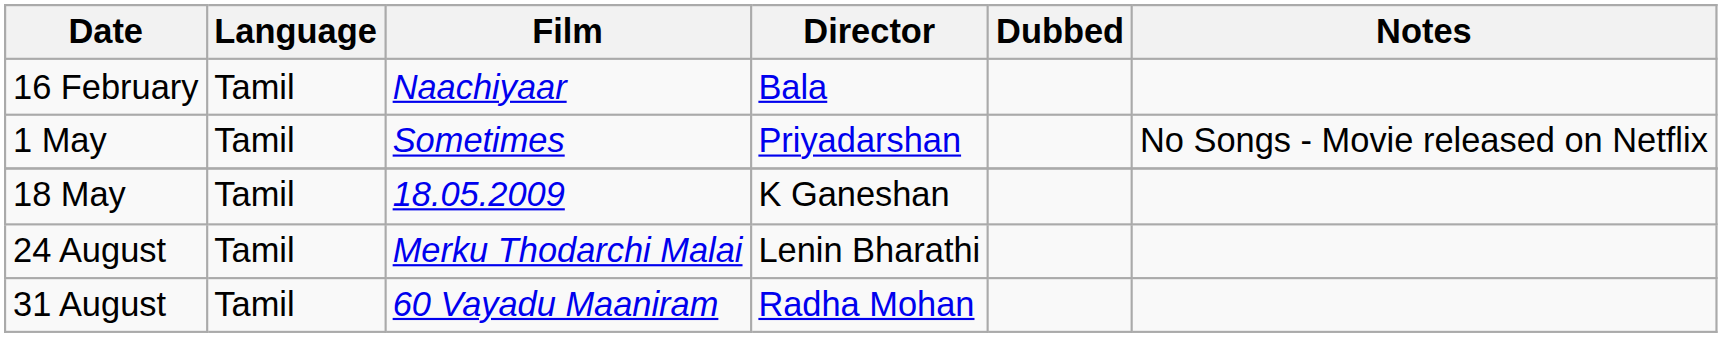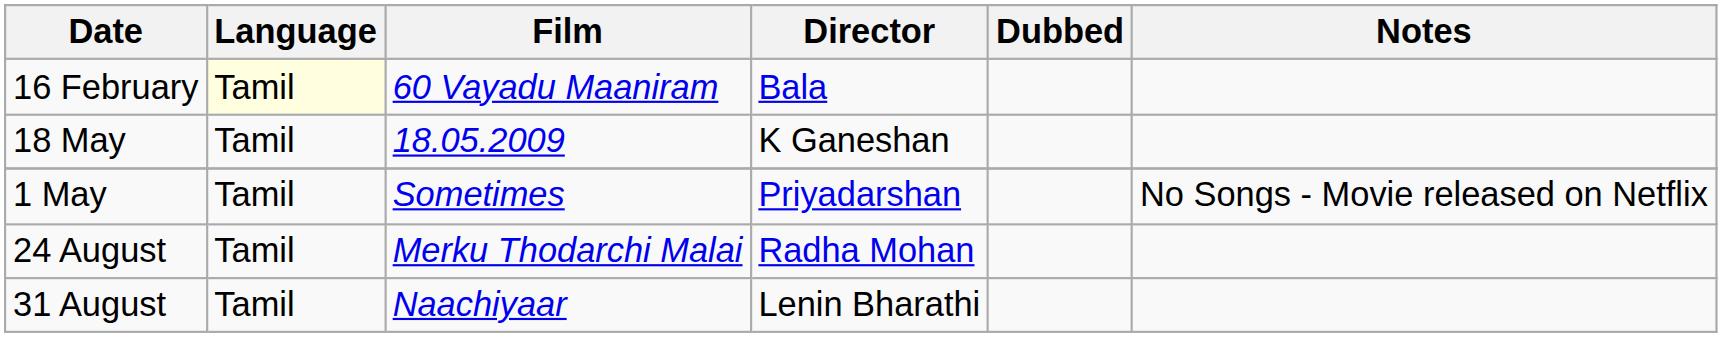(254, 86) no background -> (254, 86) lightyellow background
(480, 86) Naachiyaar -> (556, 86) 60 Vayadu Maaniram
rows swapped: (60, 140) <-> (69, 195)
(869, 250) Lenin Bharathi -> (866, 250) Radha Mohan
(556, 304) 60 Vayadu Maaniram -> (480, 304) Naachiyaar
(866, 304) Radha Mohan -> (869, 304) Lenin Bharathi
